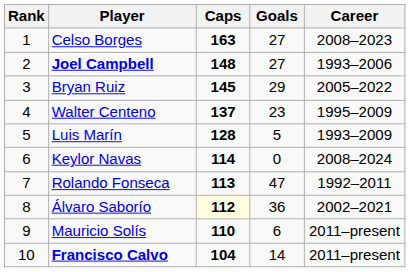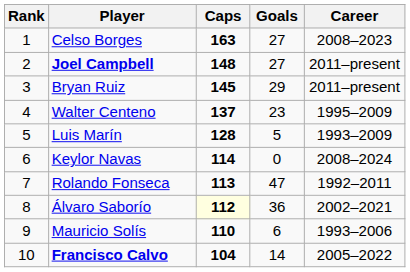(354, 64) 1993–2006 -> (354, 64) 2011–present
(354, 87) 2005–2022 -> (354, 87) 2011–present
(354, 231) 2011–present -> (354, 231) 1993–2006
(354, 254) 2011–present -> (354, 254) 2005–2022
